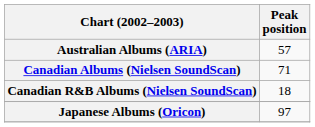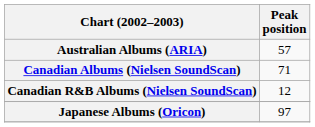(285, 91) 18 -> (285, 91) 12
